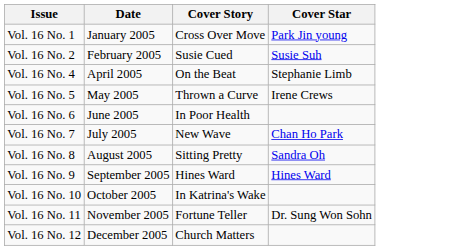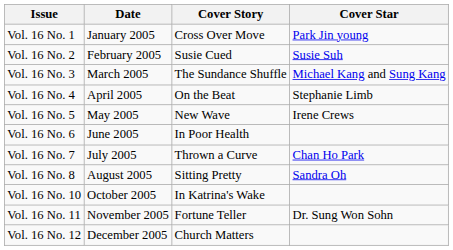+ row: (41, 74)
(217, 94) Thrown a Curve -> (202, 114) New Wave
(203, 134) New Wave -> (216, 154) Thrown a Curve
- row: (41, 174)
